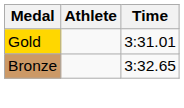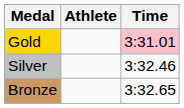(150, 41) no background -> (150, 41) pink background
+ row: (27, 66)
